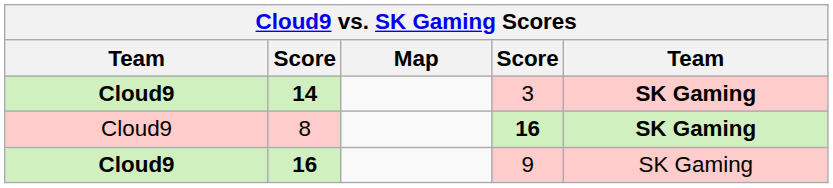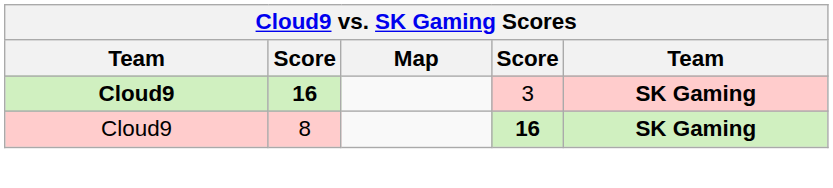(305, 93) 14 -> (305, 93) 16
- row: (528, 164)
